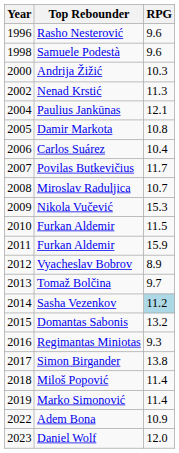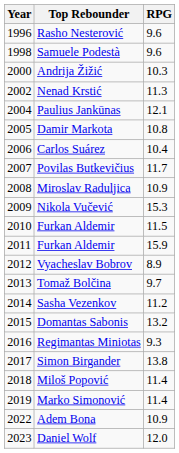(157, 187) 10.7 -> (157, 187) 10.9
(157, 303) lightblue background -> (157, 303) no background
